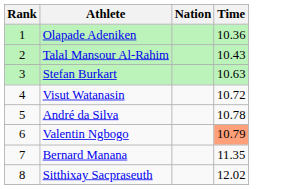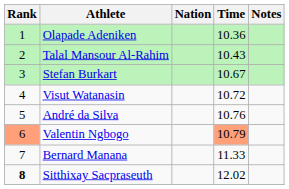+ column: (266, 14)
(231, 74) 10.63 -> (231, 74) 10.67
(231, 114) 10.78 -> (231, 114) 10.76
(22, 134) no background -> (22, 134) lightsalmon background
(231, 154) 11.35 -> (231, 154) 11.33
(22, 174) normal -> (22, 174) bold
